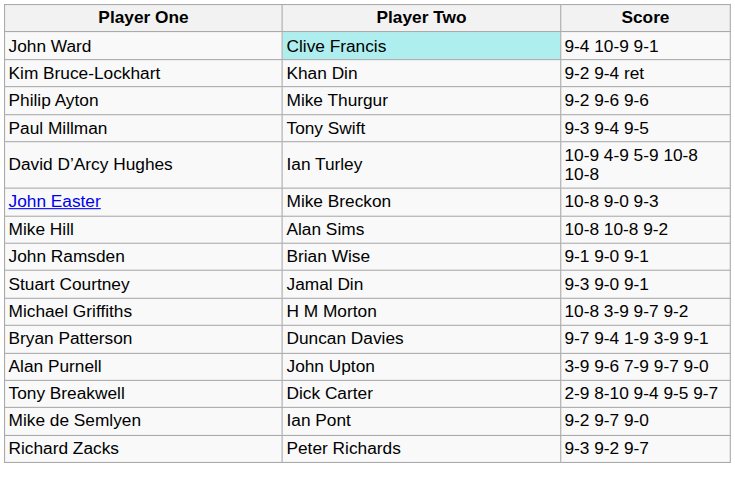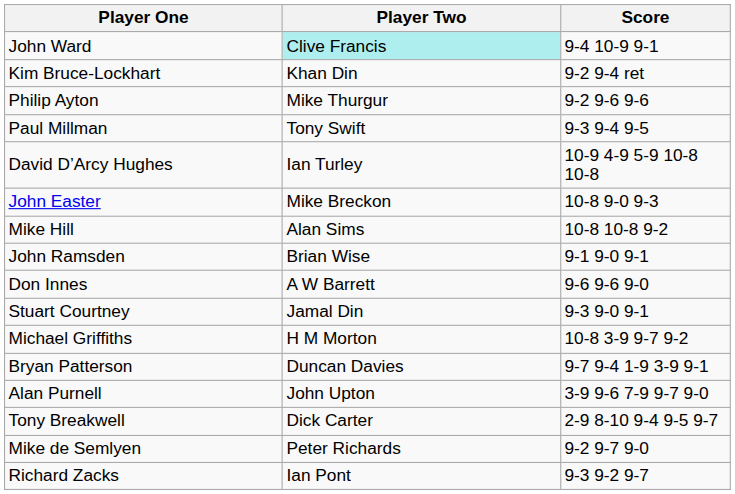+ row: (48, 284)
(319, 421) Ian Pont -> (344, 448) Peter Richards
(344, 448) Peter Richards -> (319, 476) Ian Pont
